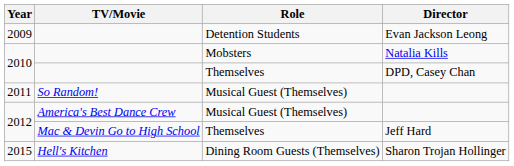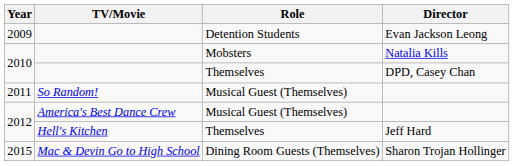(119, 131) Mac & Devin Go to High School -> (73, 131) Hell's Kitchen
(73, 151) Hell's Kitchen -> (119, 151) Mac & Devin Go to High School
